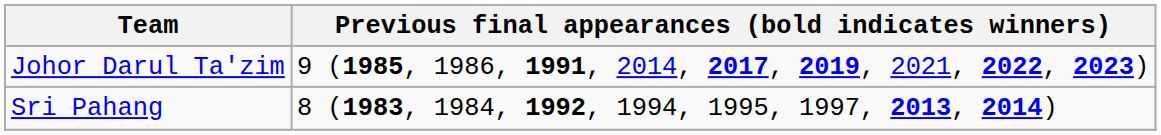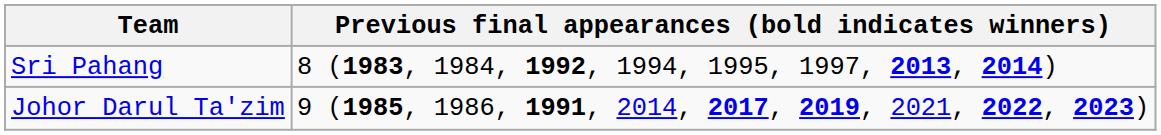rows swapped: (148, 67) <-> (87, 108)
